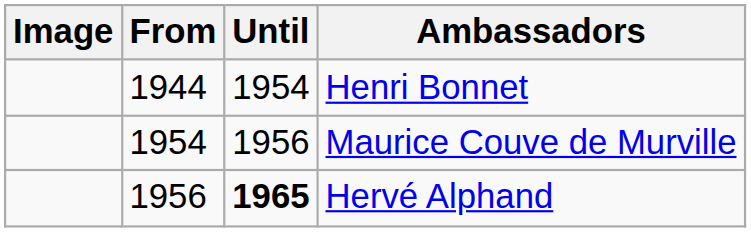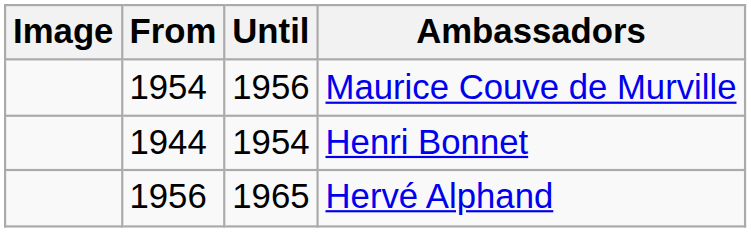rows swapped: (427, 87) <-> (531, 142)
(271, 197) bold -> (271, 197) normal
